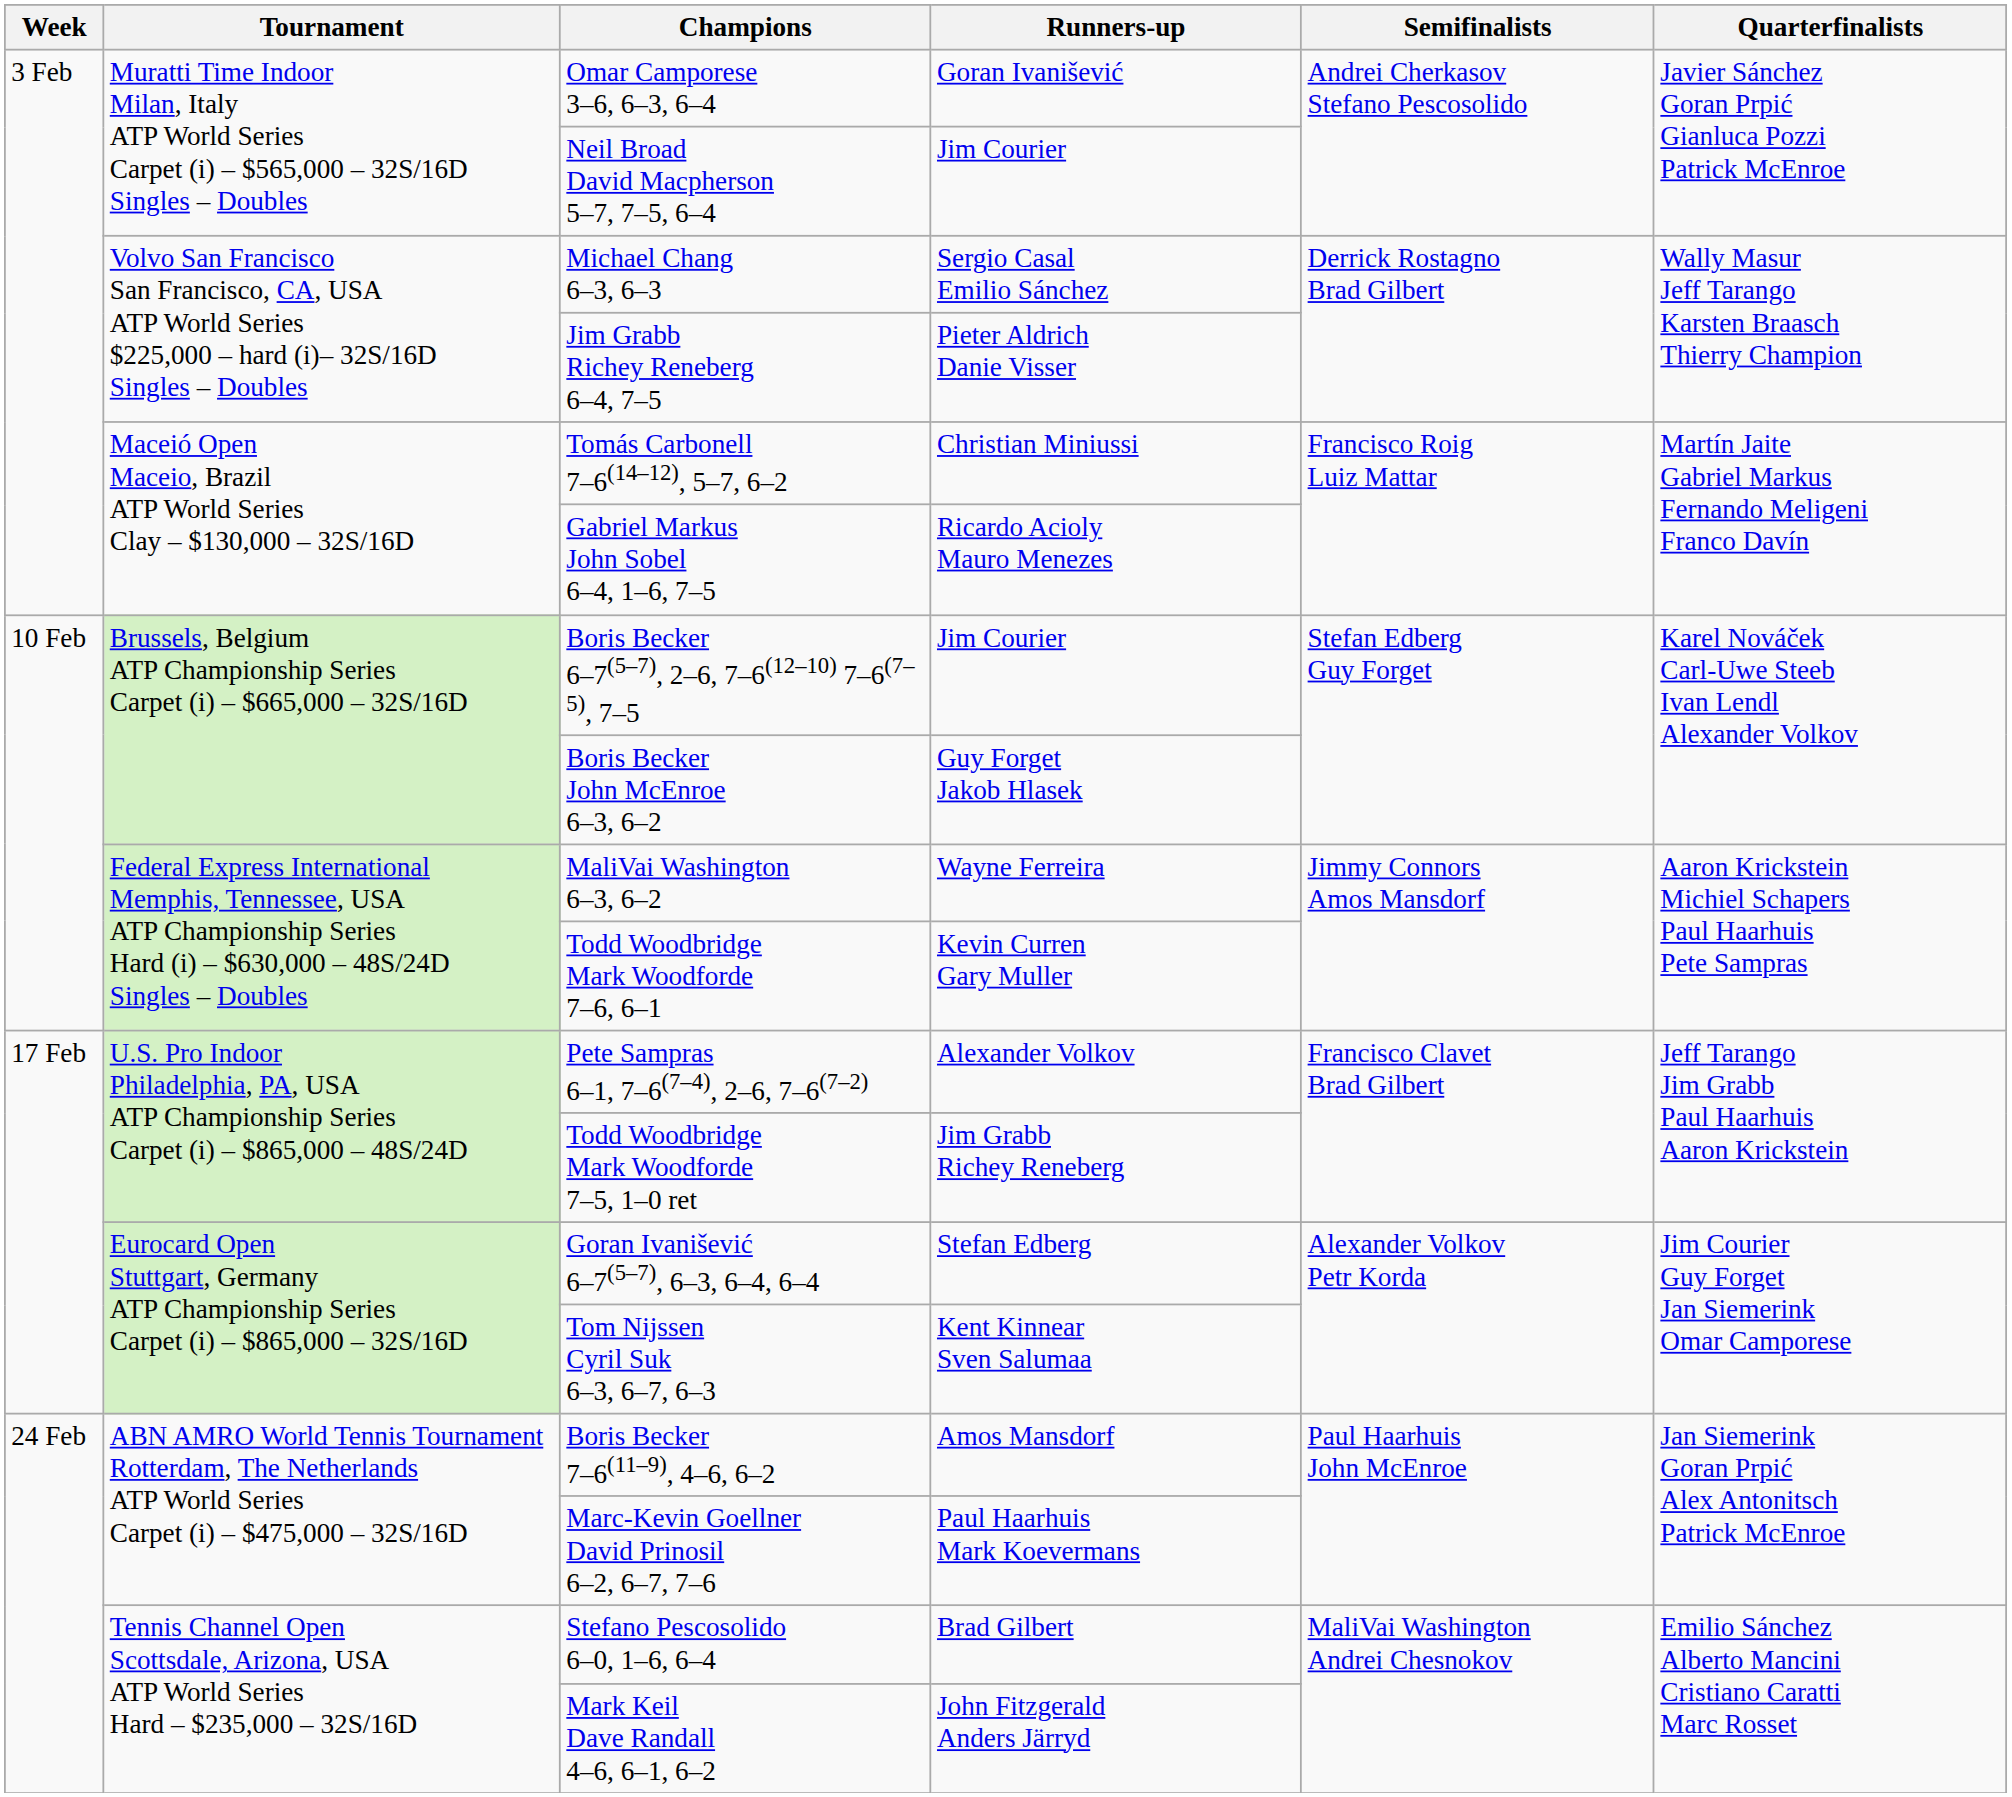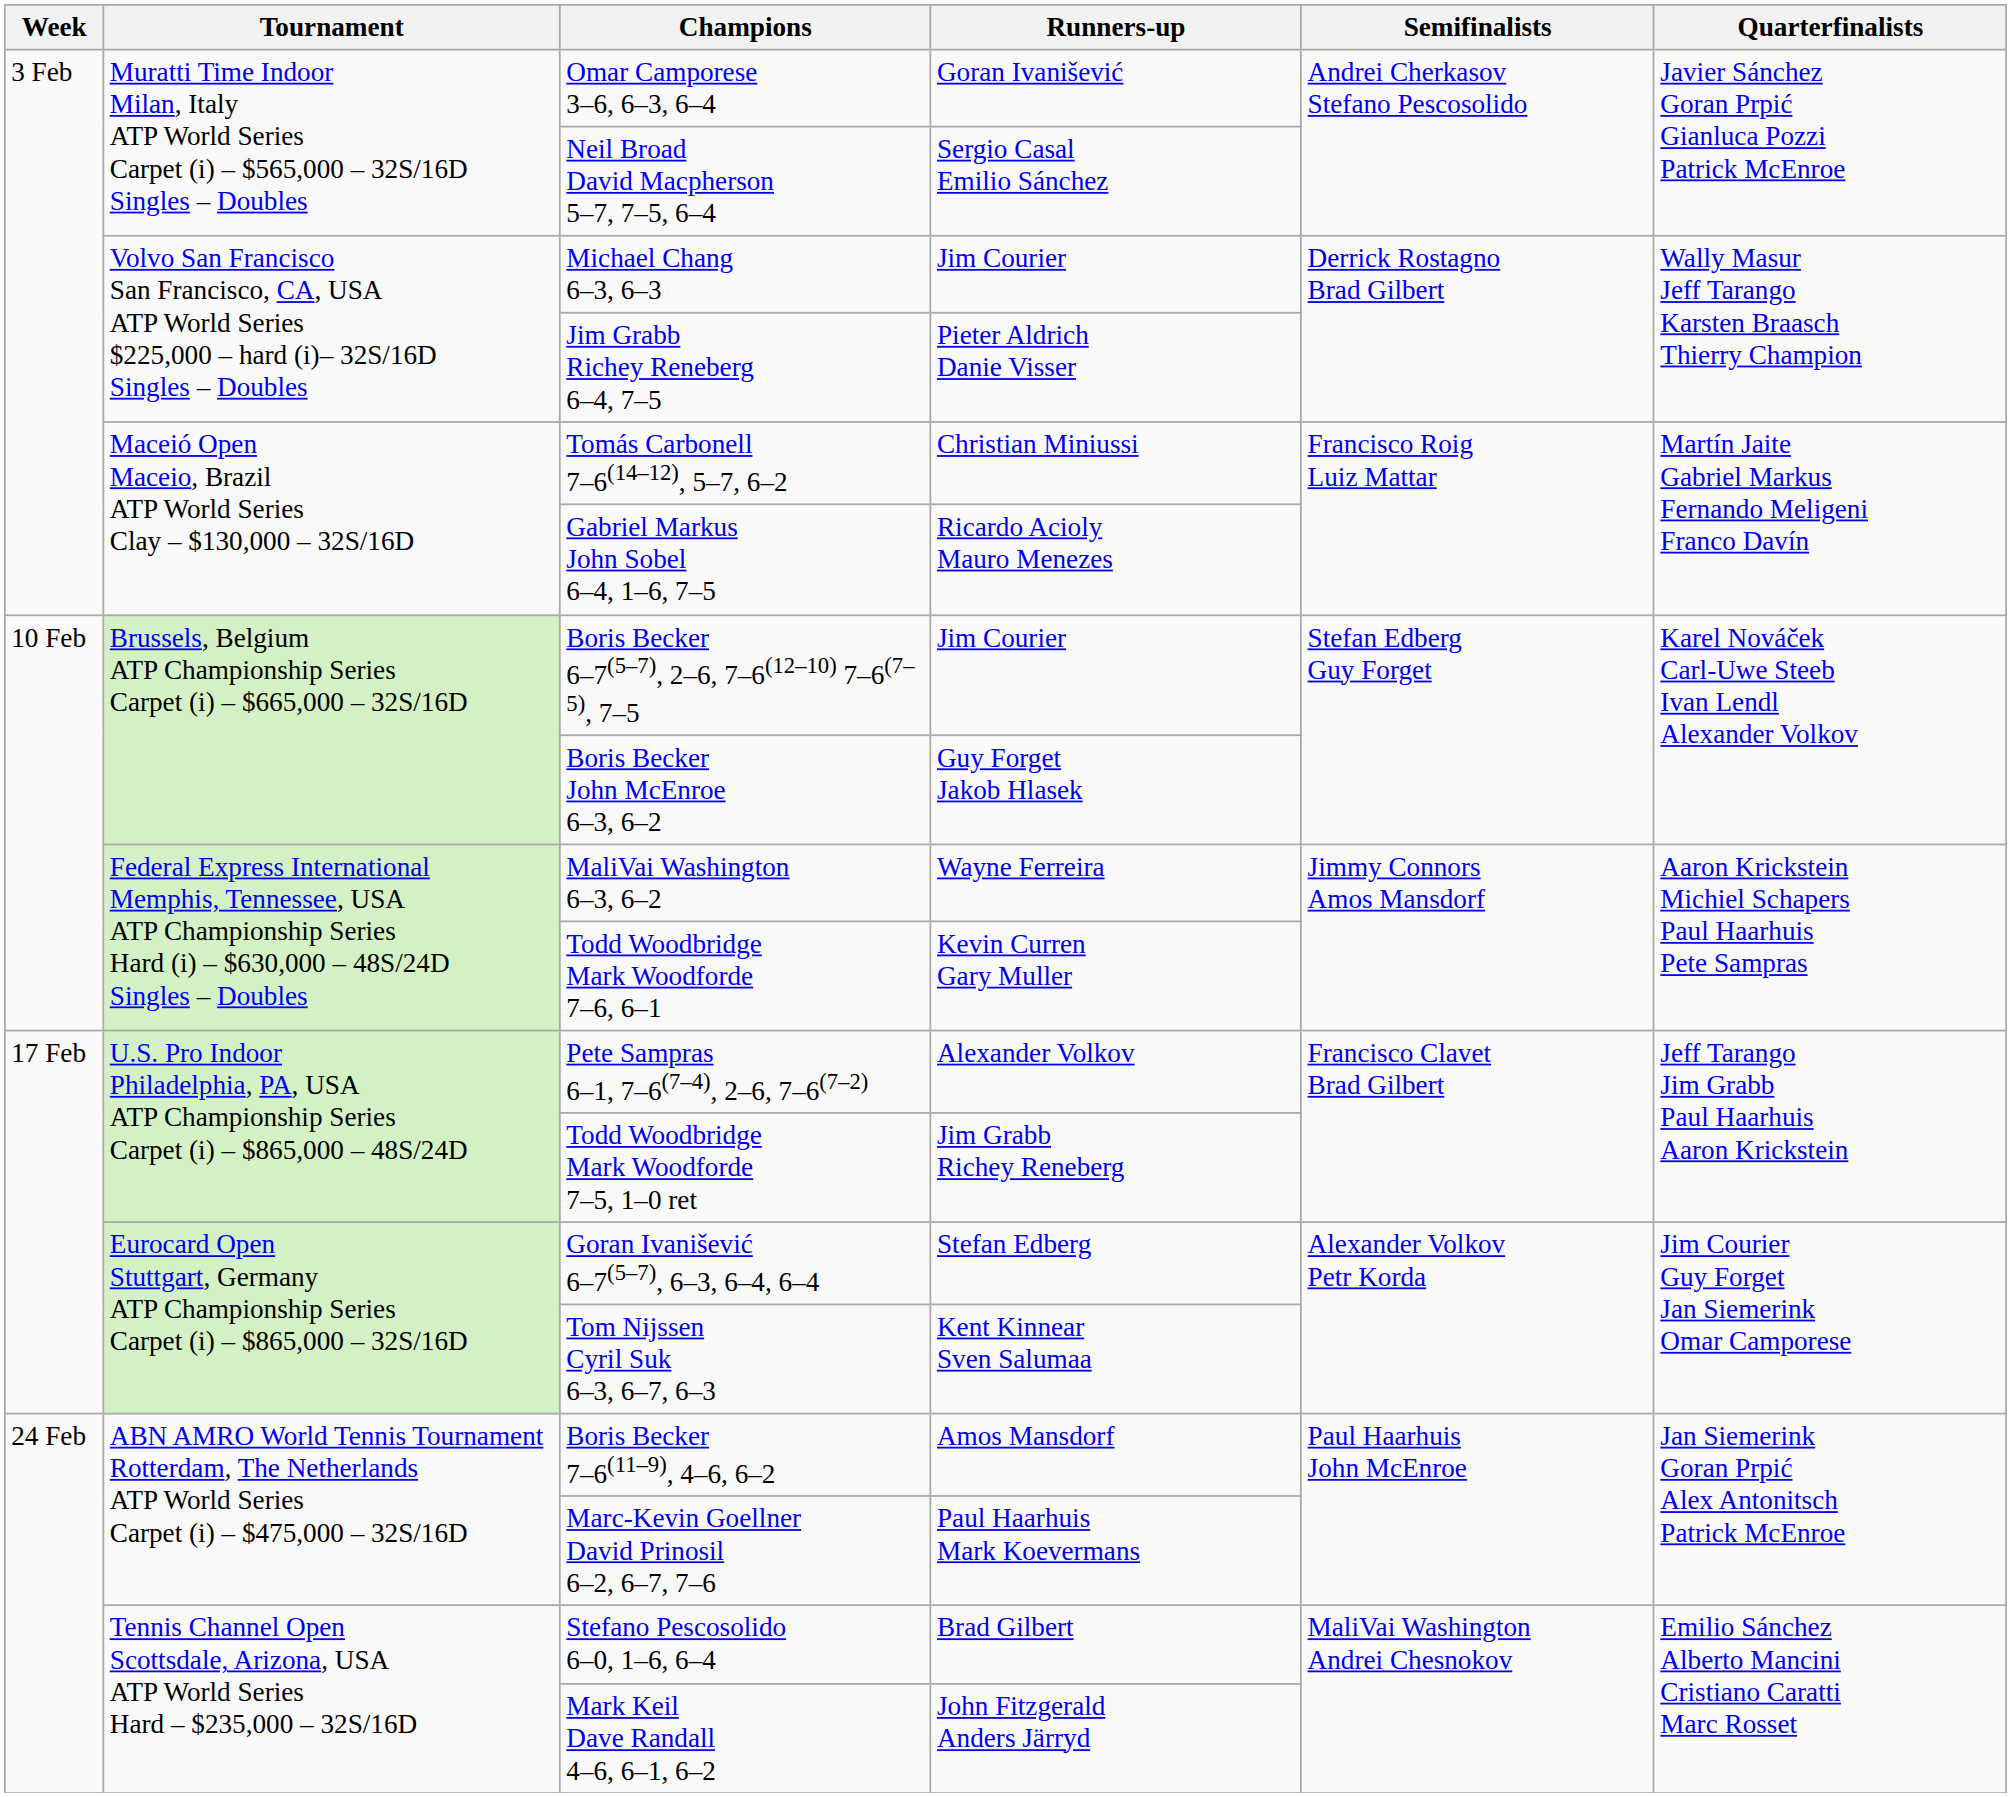(1002, 149) Jim Courier -> (1023, 165) Sergio Casal Emilio Sánchez
(1023, 274) Sergio Casal Emilio Sánchez -> (1002, 258) Jim Courier
